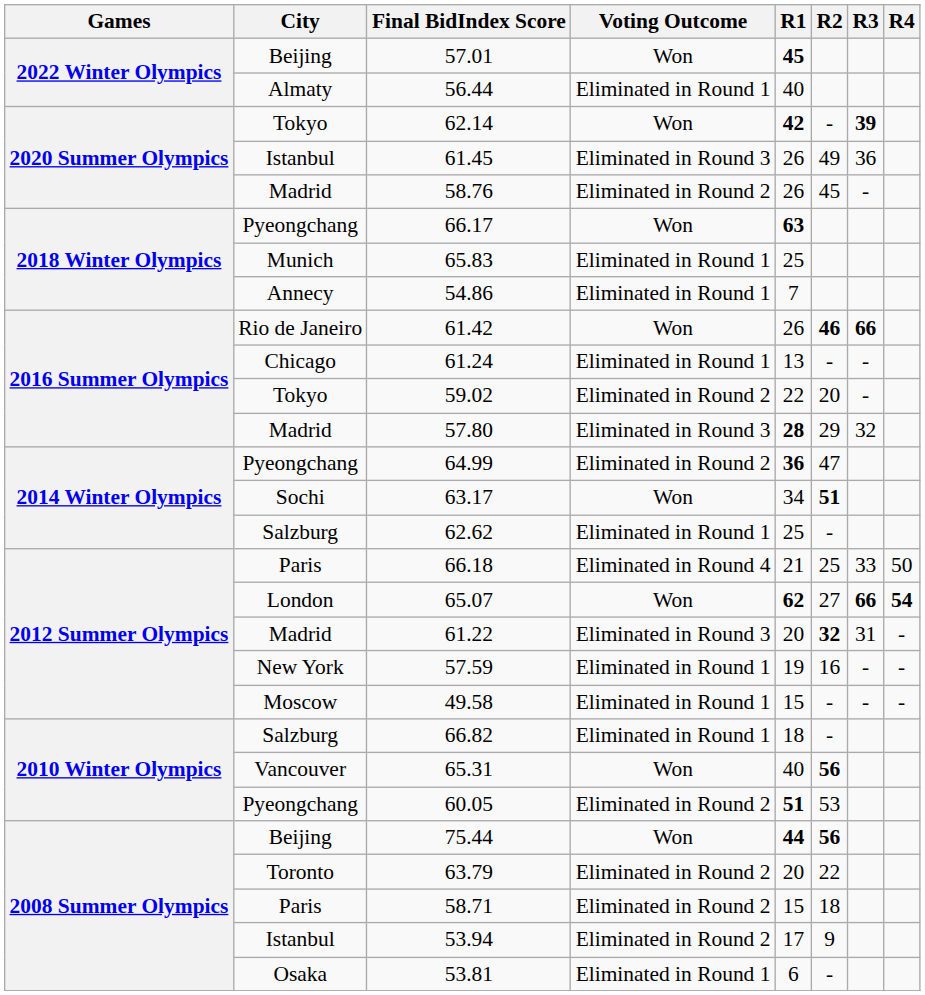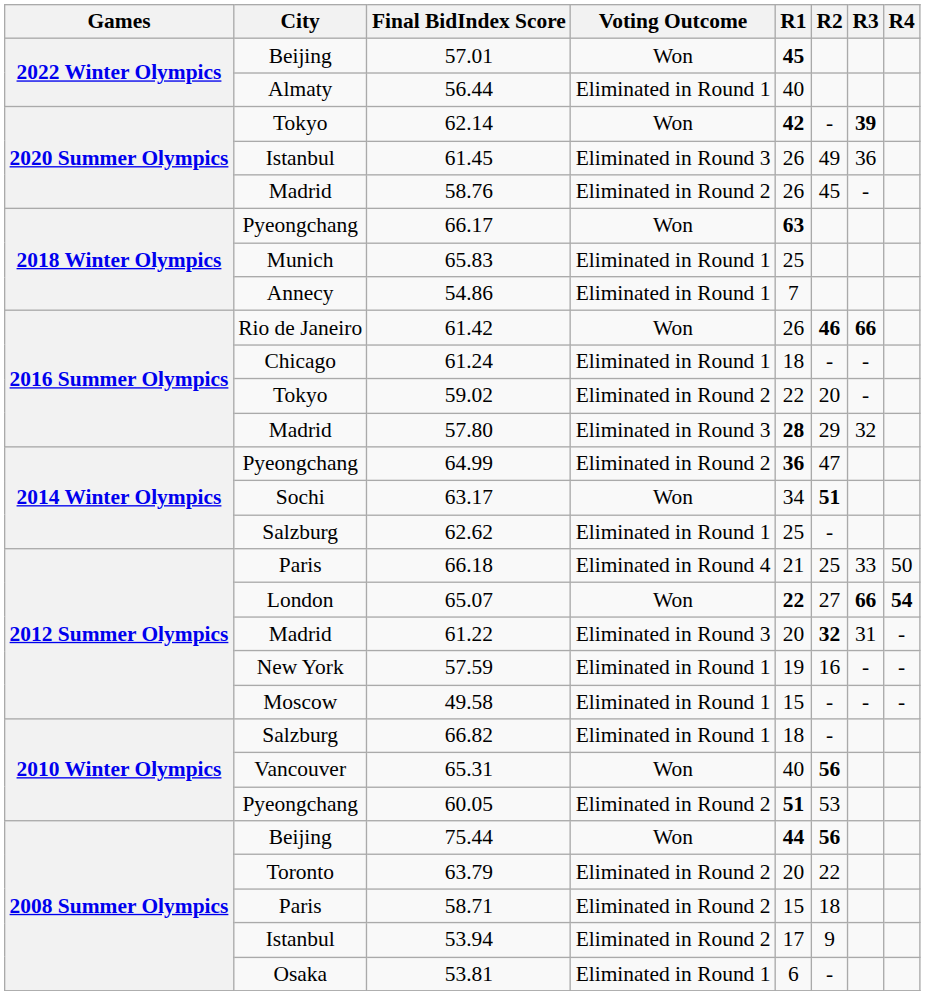(793, 361) 13 -> (793, 361) 18
(793, 599) 62 -> (793, 599) 22
